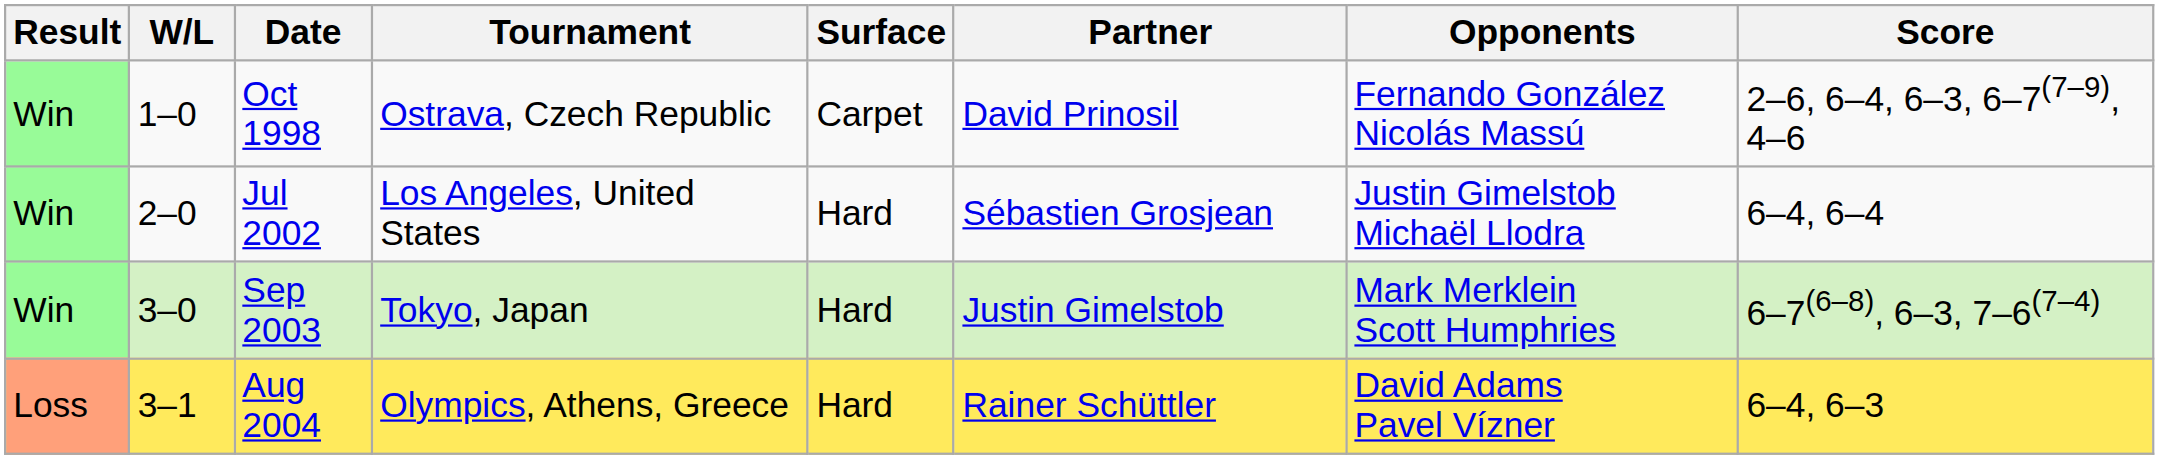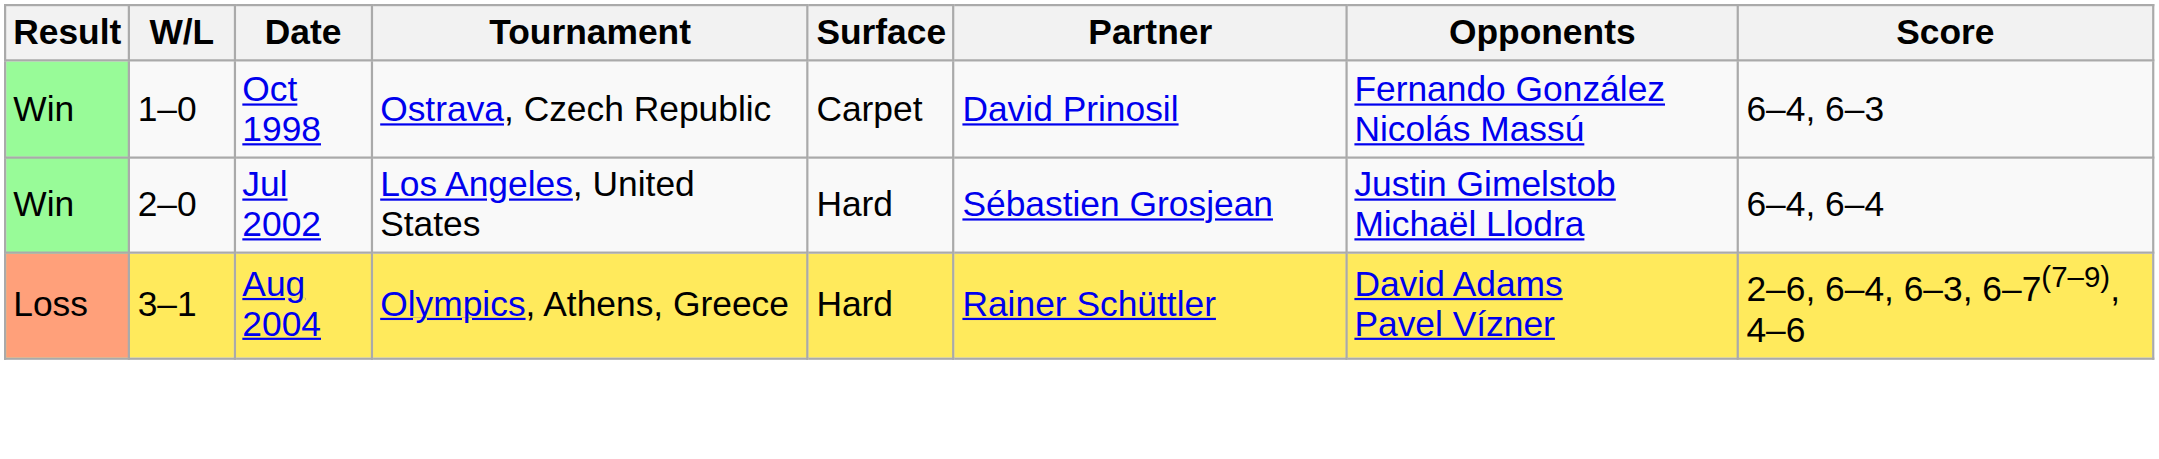(1933, 113) 2–6, 6–4, 6–3, 6–7(7–9), 4–6 -> (1815, 108) 6–4, 6–3
- row: (282, 309)
(1815, 405) 6–4, 6–3 -> (1933, 305) 2–6, 6–4, 6–3, 6–7(7–9), 4–6
